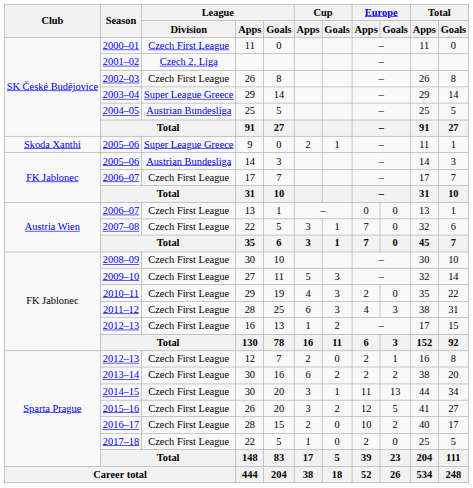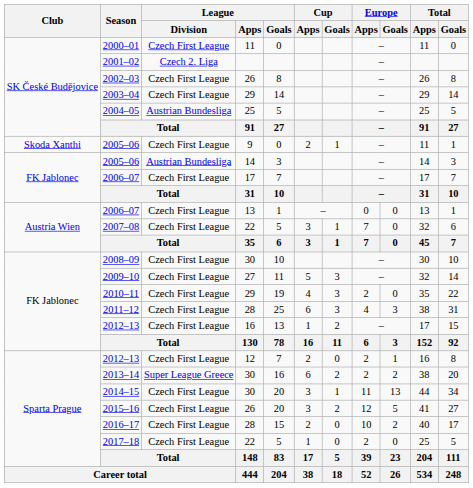(189, 95) Super League Greece -> (189, 95) Czech First League
(189, 144) Super League Greece -> (189, 144) Czech First League
(189, 375) Czech First League -> (189, 375) Super League Greece
